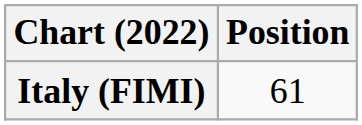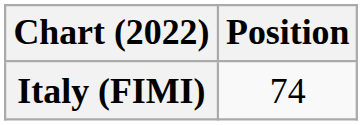(288, 89) 61 -> (288, 89) 74
